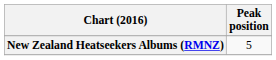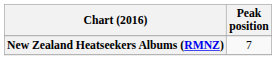(249, 45) 5 -> (249, 45) 7
